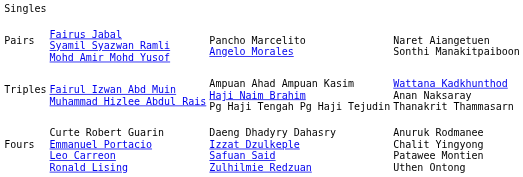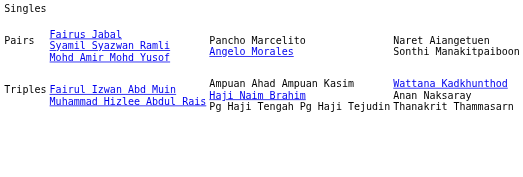- row: (19, 144)
